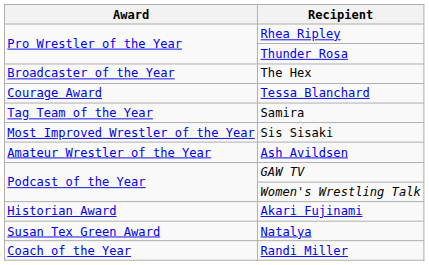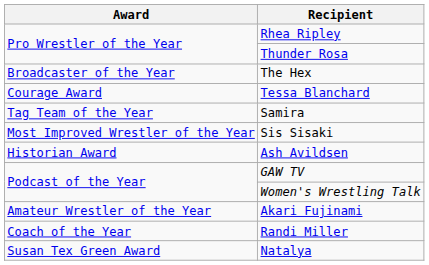(109, 152) Amateur Wrestler of the Year -> (62, 152) Historian Award
(62, 211) Historian Award -> (109, 211) Amateur Wrestler of the Year
rows swapped: (304, 251) <-> (286, 231)
